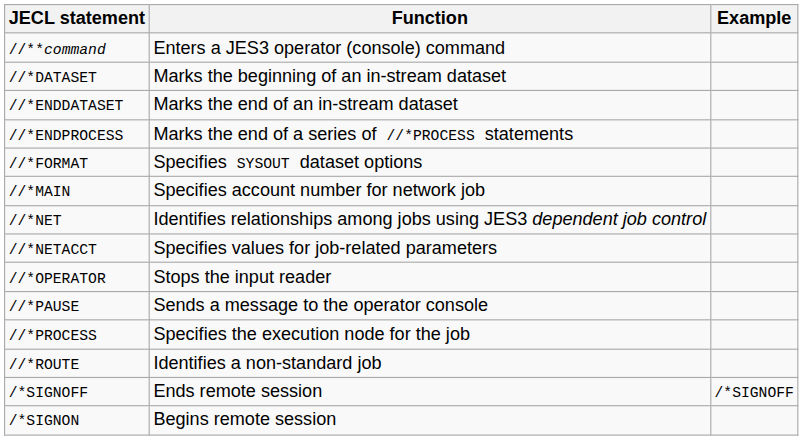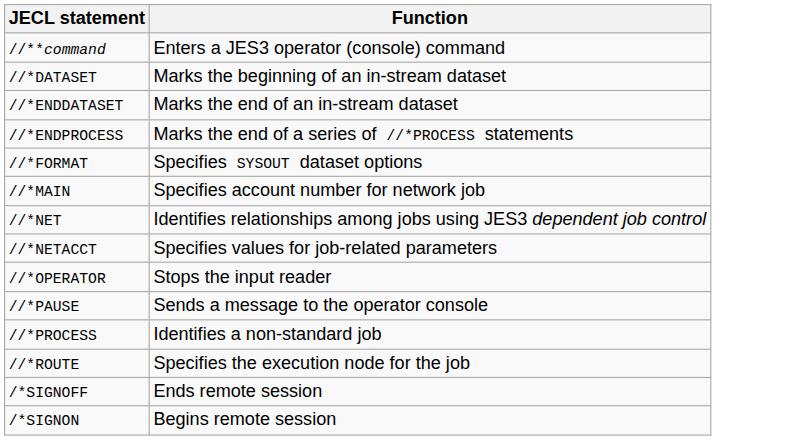- column: (754, 18)
(312, 334) Specifies the execution node for the job -> (267, 334) Identifies a non-standard job
(267, 362) Identifies a non-standard job -> (312, 362) Specifies the execution node for the job
